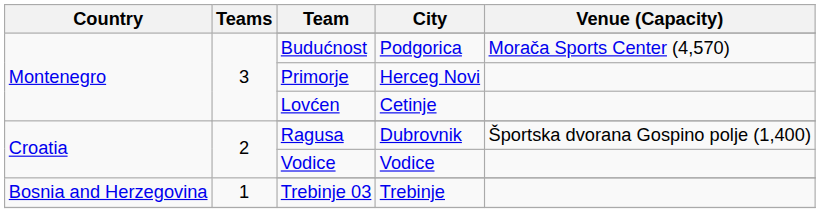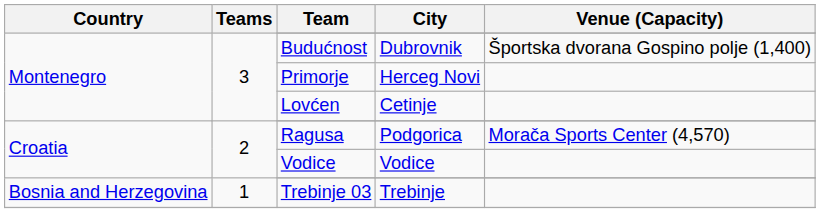(421, 47) Podgorica -> (421, 47) Dubrovnik
(609, 47) Morača Sports Center (4,570) -> (650, 47) Športska dvorana Gospino polje (1,400)
(421, 134) Dubrovnik -> (421, 134) Podgorica
(650, 134) Športska dvorana Gospino polje (1,400) -> (609, 134) Morača Sports Center (4,570)
